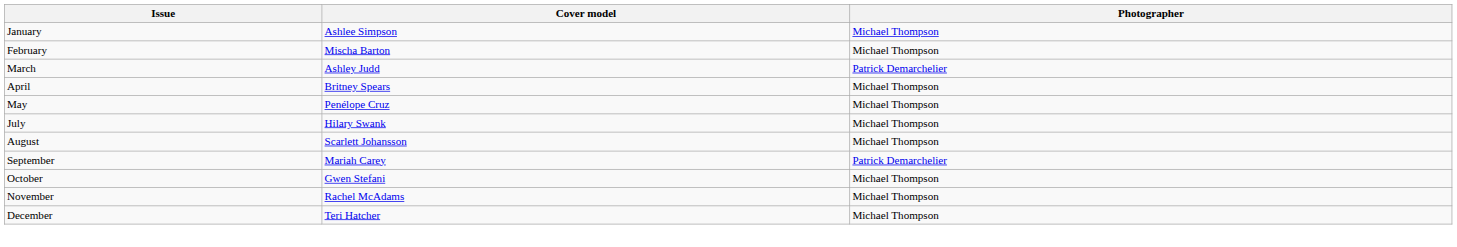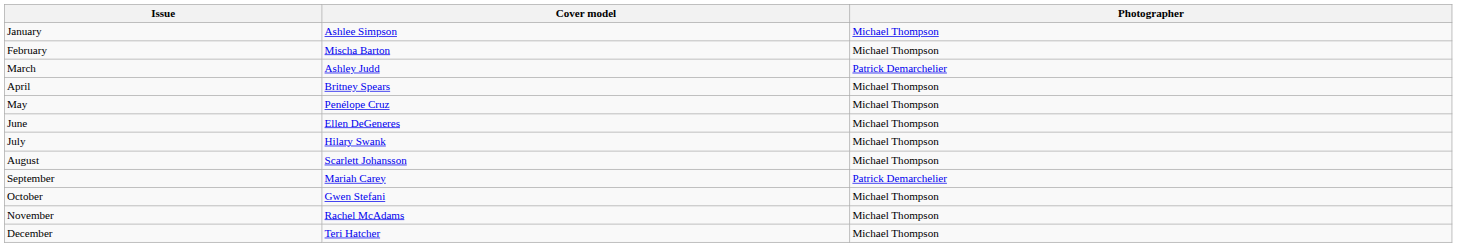+ row: (17, 123)
